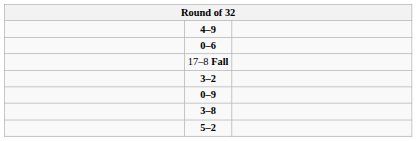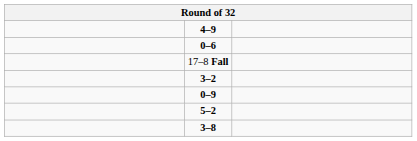rows swapped: (208, 111) <-> (208, 128)
